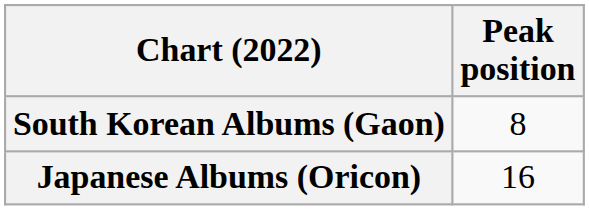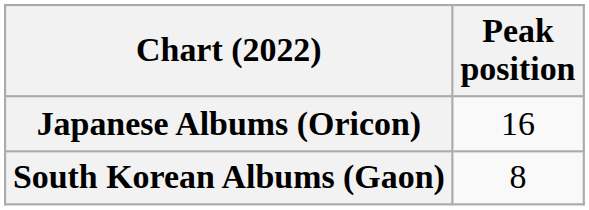rows swapped: (229, 177) <-> (229, 123)
